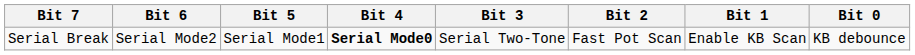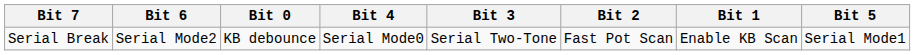columns swapped: (274, 16) <-> (859, 16)
(382, 39) bold -> (373, 39) normal
